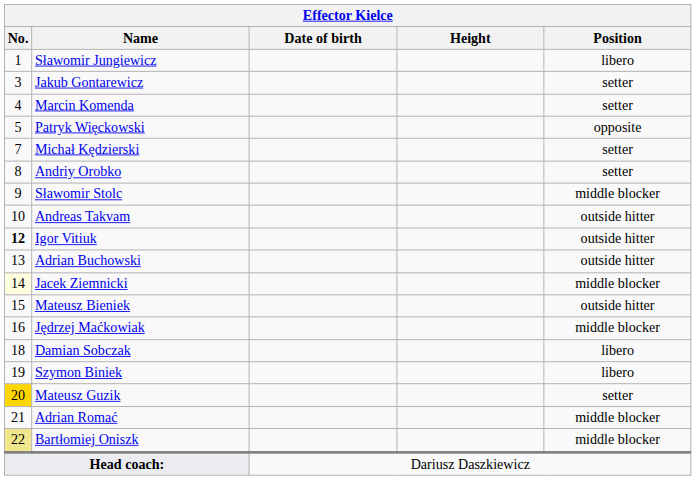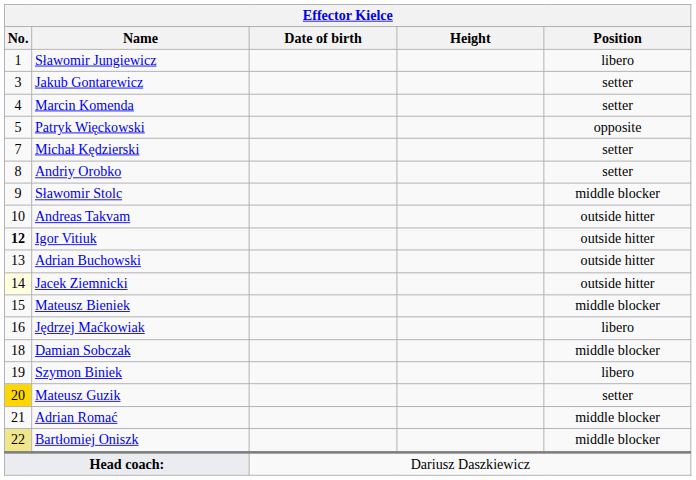(618, 283) middle blocker -> (618, 283) outside hitter
(618, 305) outside hitter -> (618, 305) middle blocker
(618, 328) middle blocker -> (618, 328) libero
(618, 350) libero -> (618, 350) middle blocker
